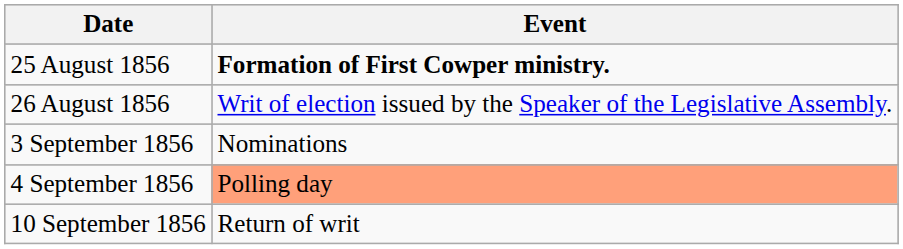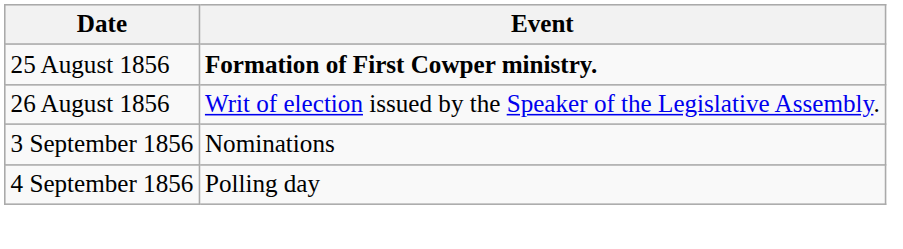(275, 183) lightsalmon background -> (263, 183) no background
- row: (108, 223)
